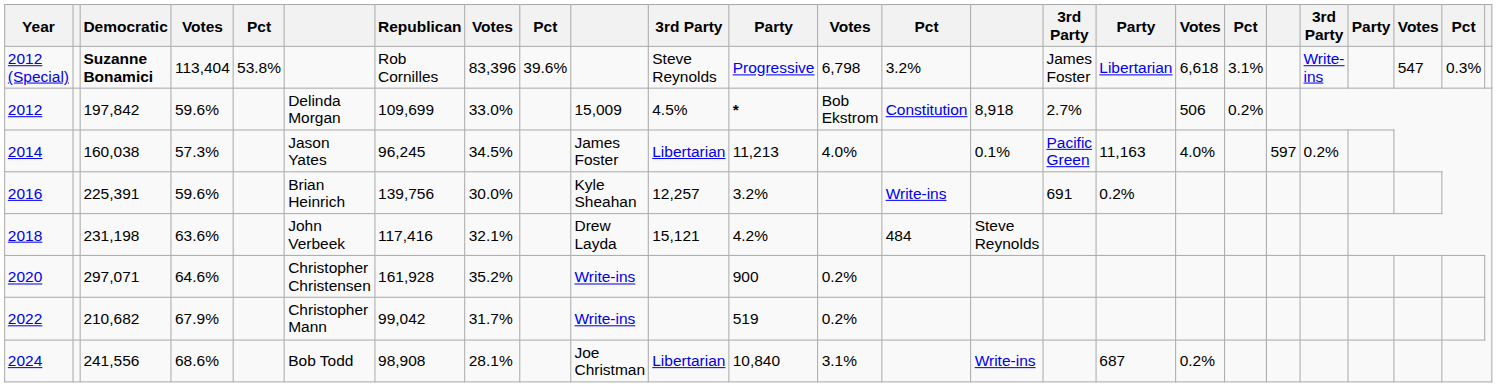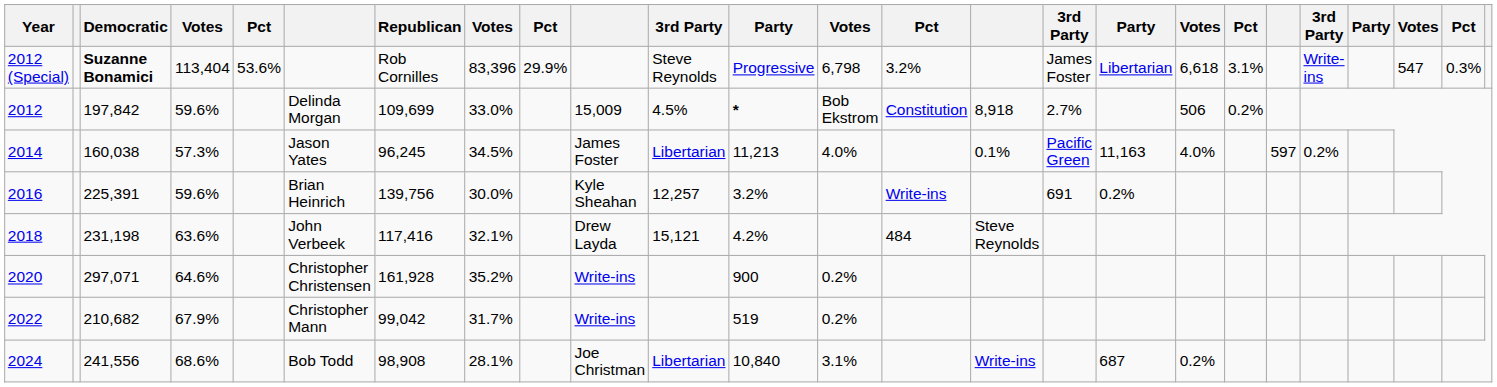(259, 67) 53.8% -> (259, 67) 53.6%
(545, 67) 39.6% -> (545, 67) 29.9%
